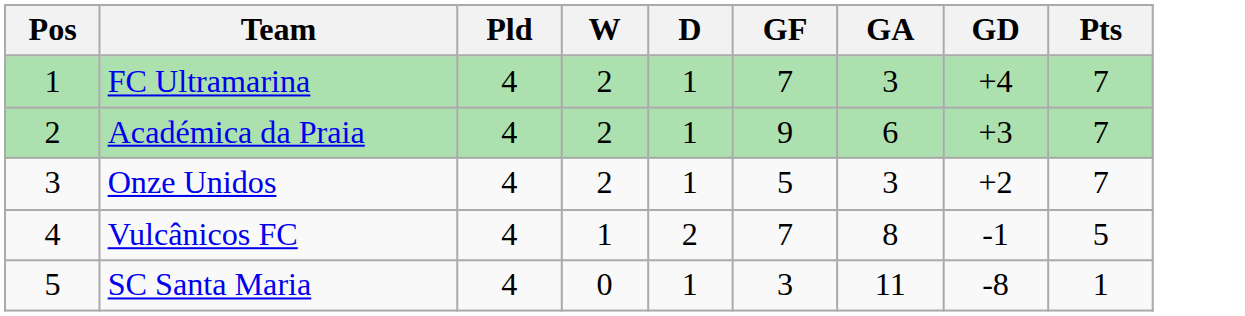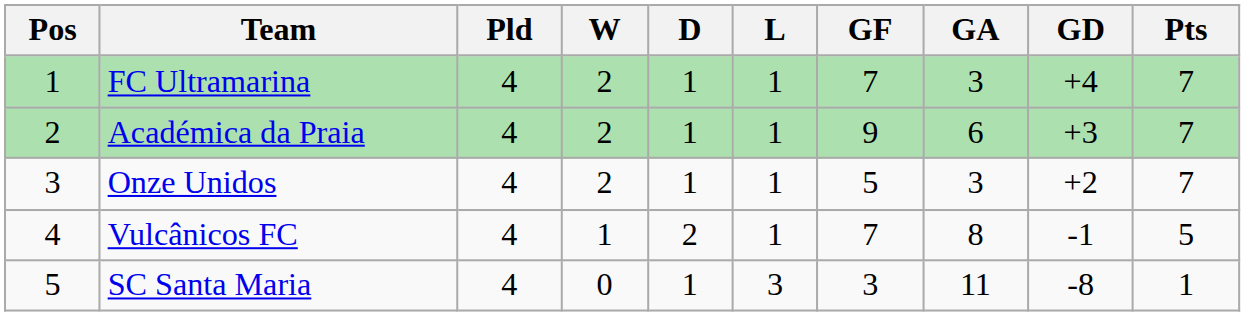+ column: (775, 30)
